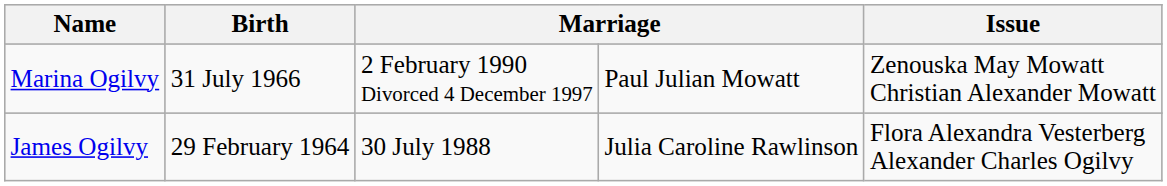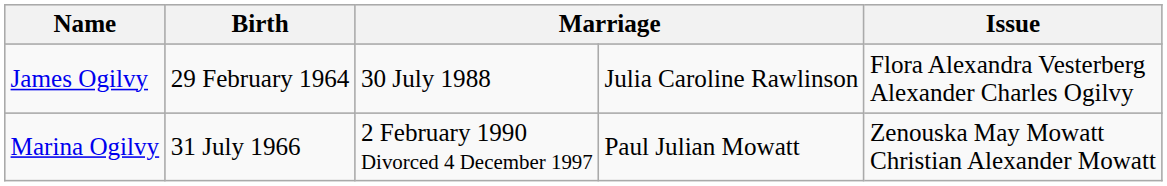rows swapped: (79, 146) <-> (85, 78)
